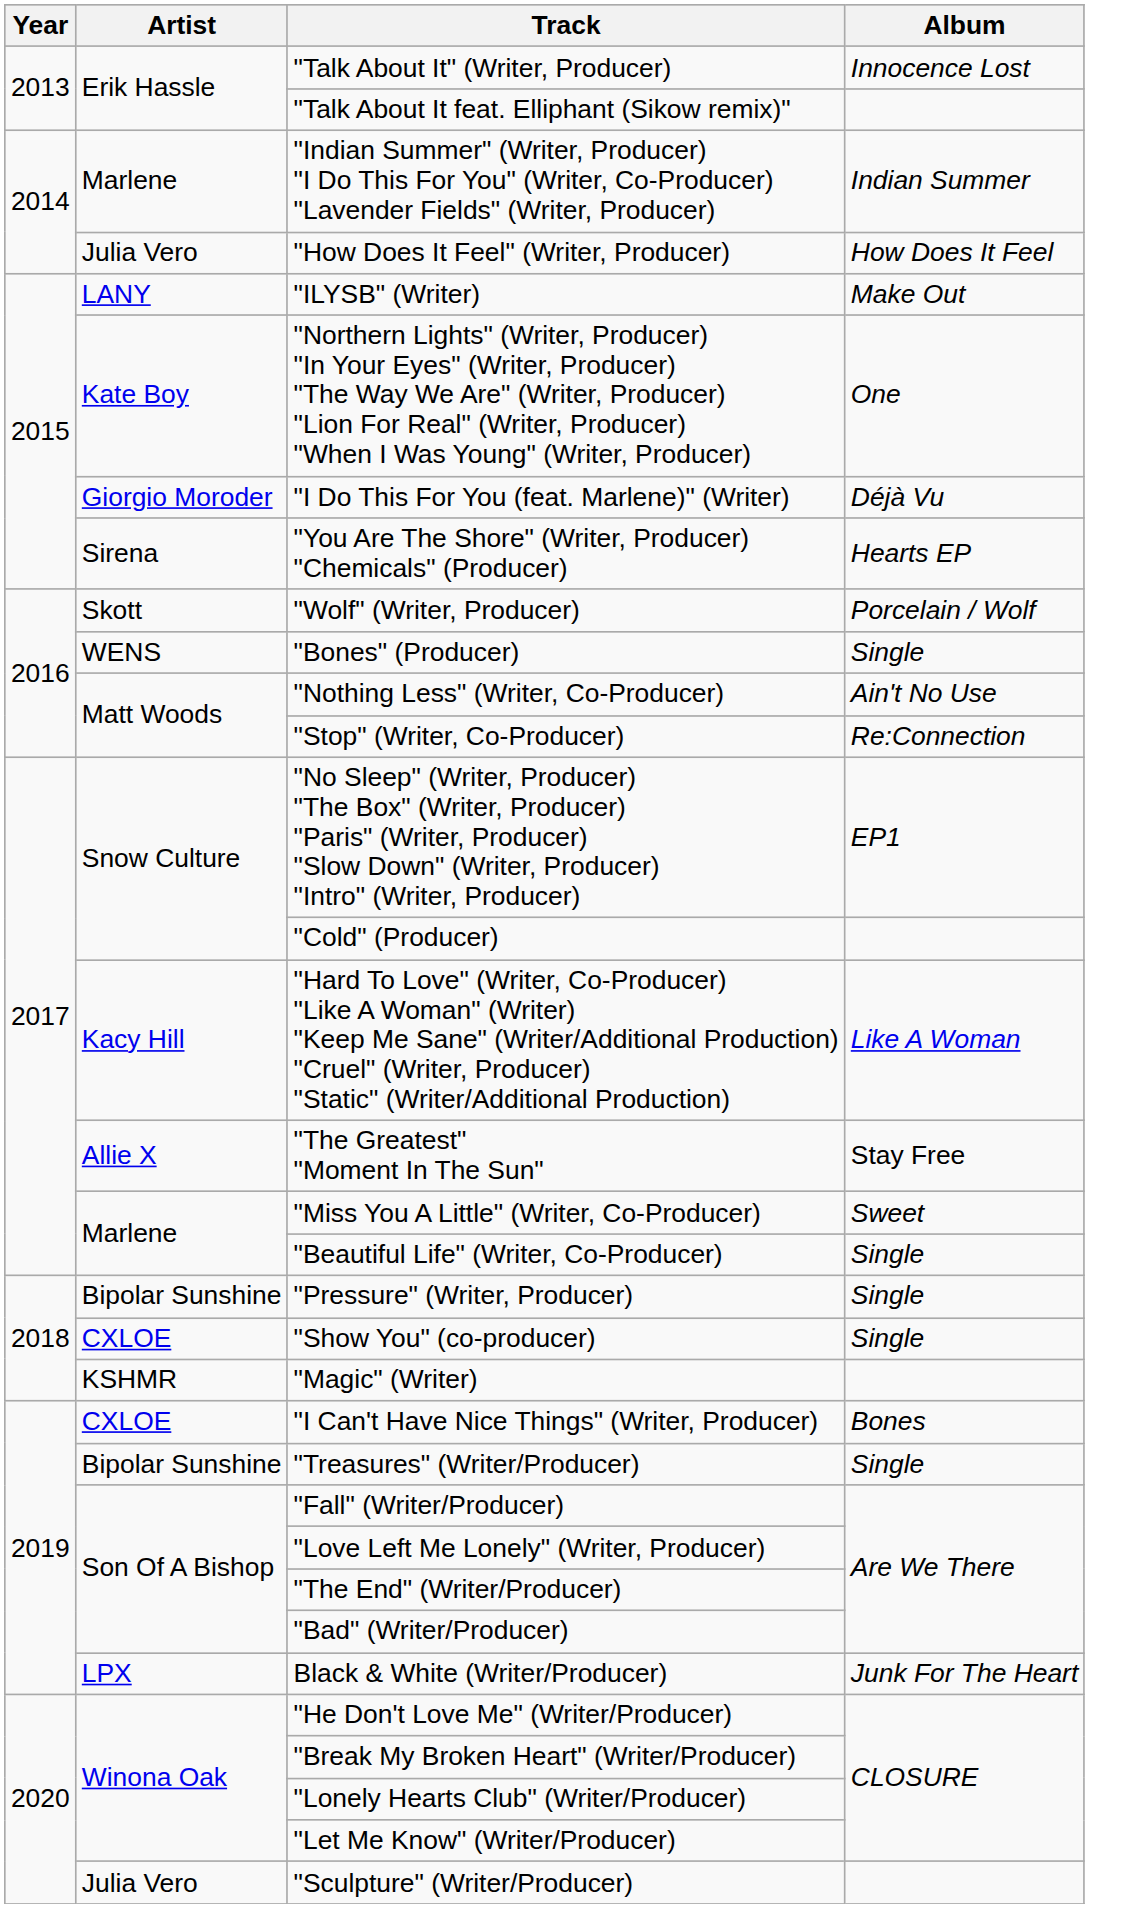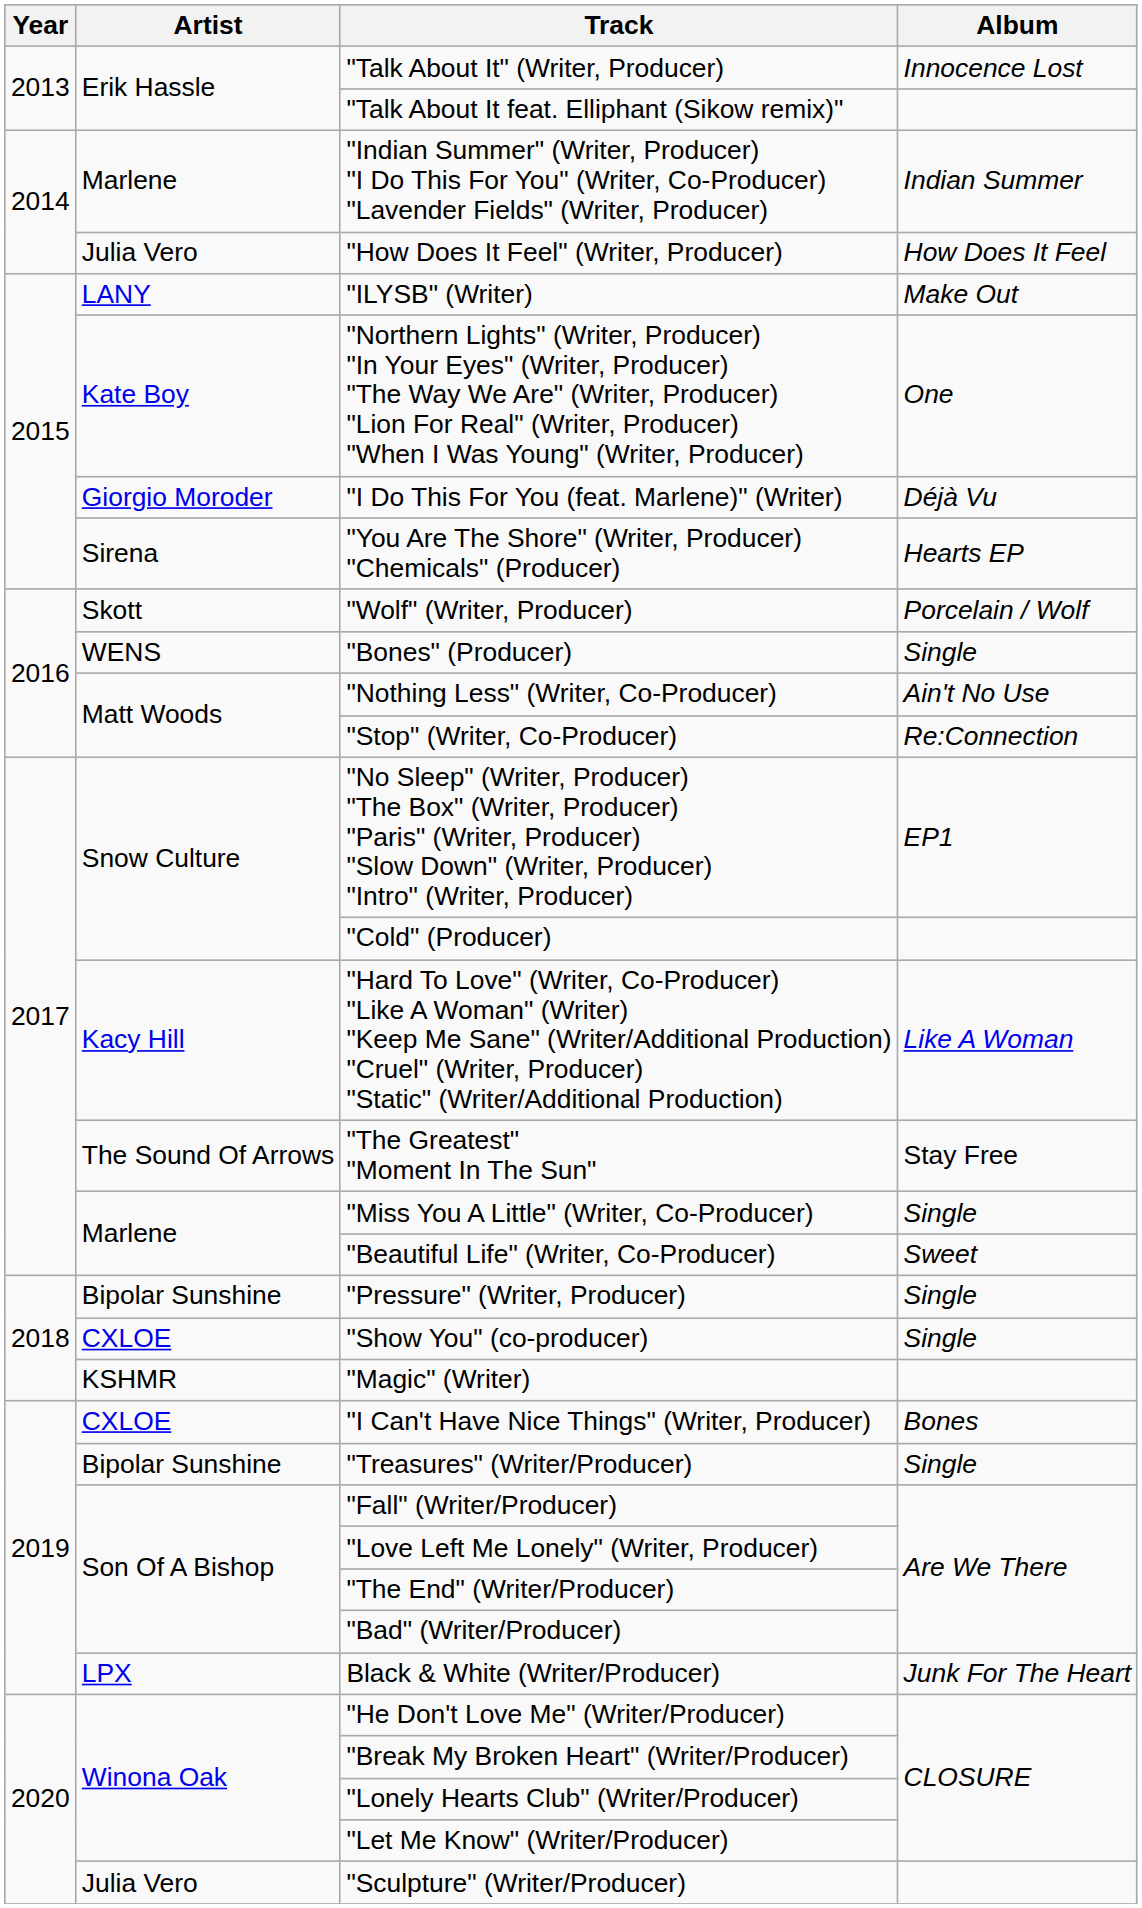(119, 1155) Allie X -> (208, 1155) The Sound Of Arrows
(887, 1212) Sweet -> (940, 1212) Single
(888, 1254) Single -> (940, 1254) Sweet
